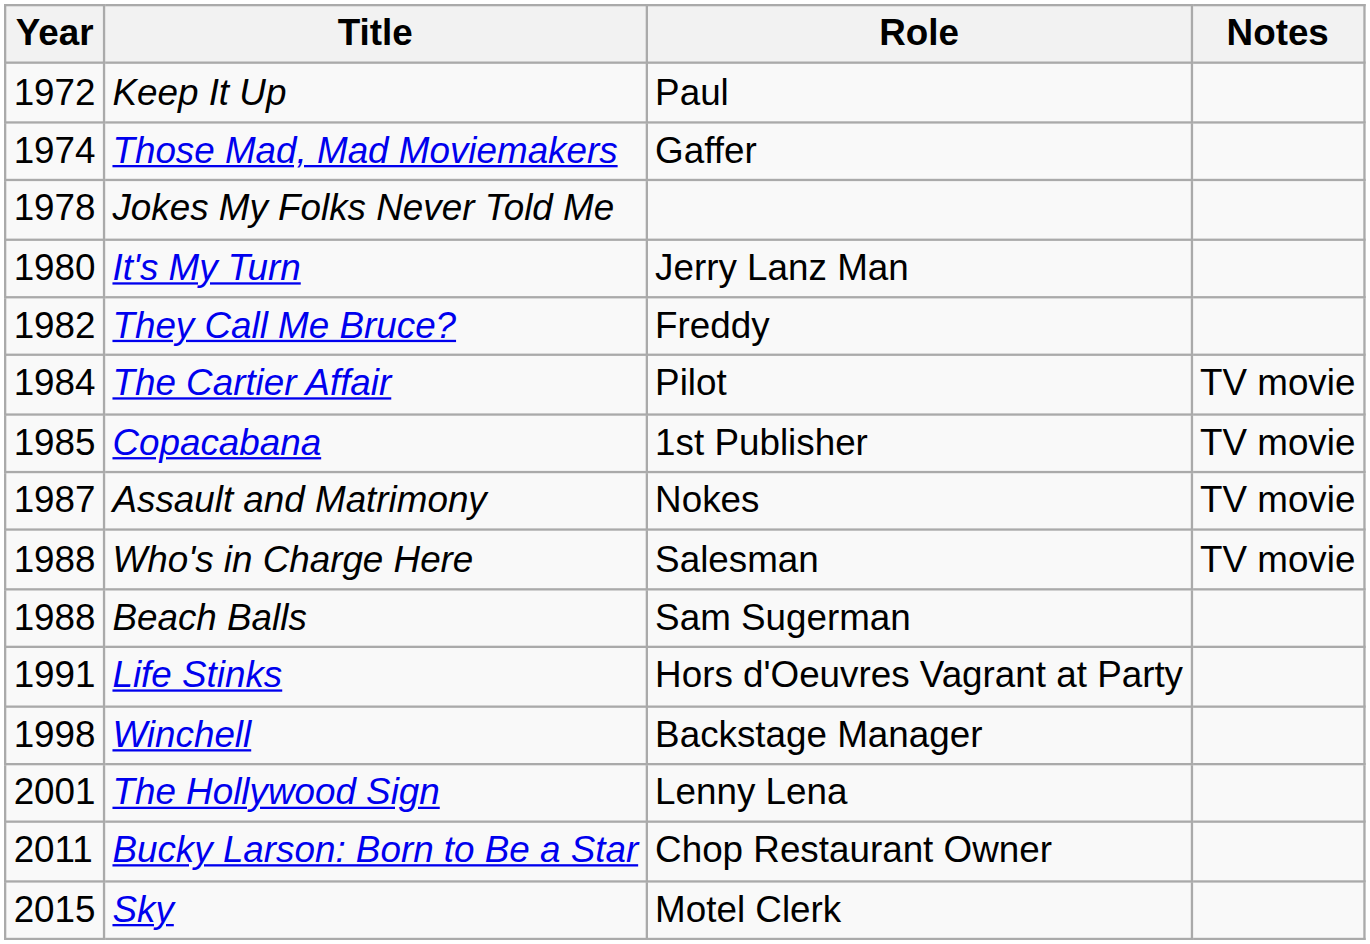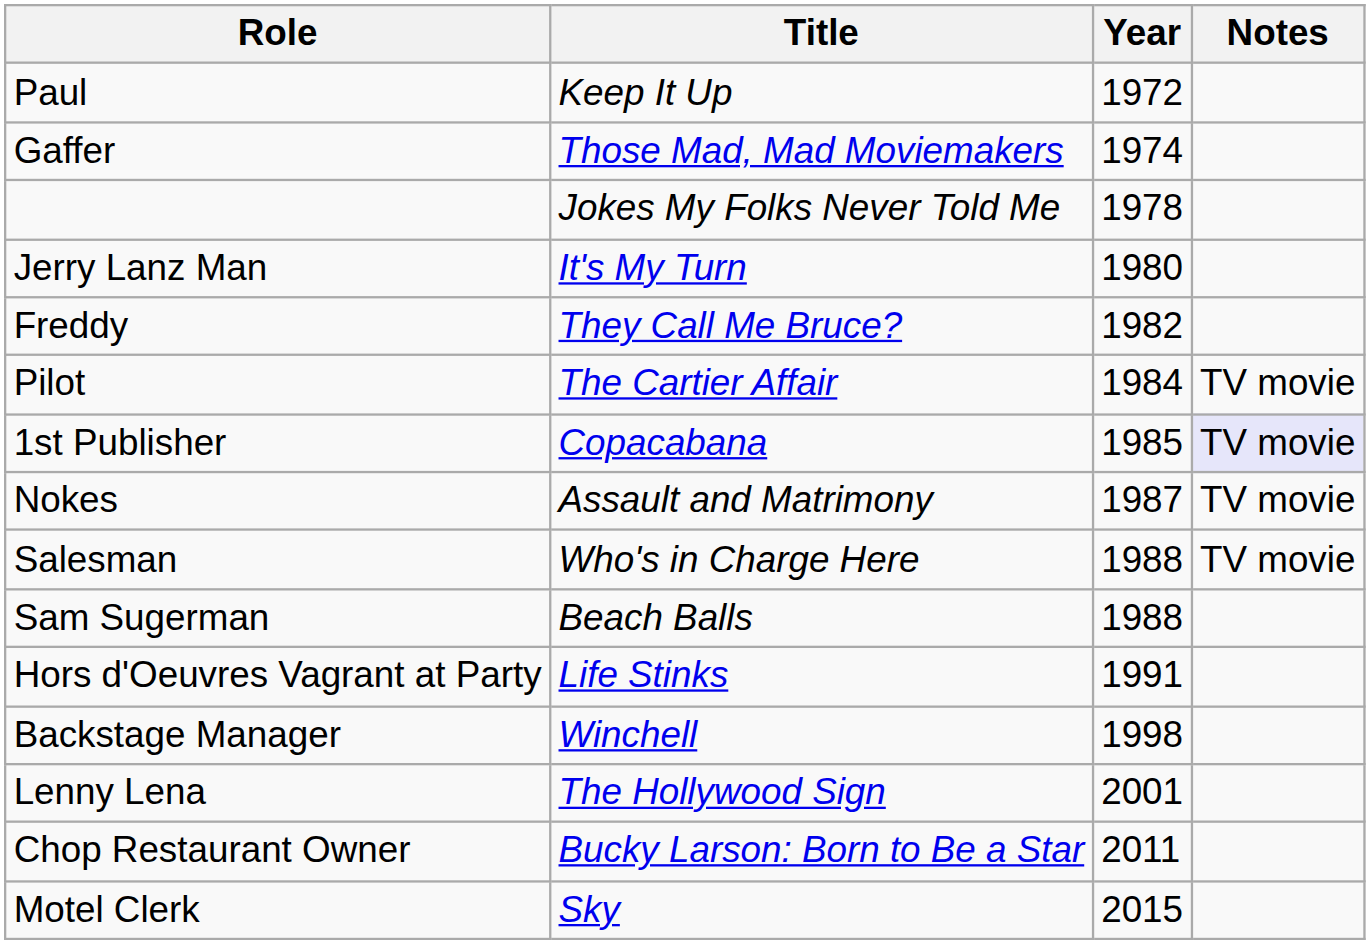columns swapped: (55, 33) <-> (919, 33)
(1278, 442) no background -> (1278, 442) lavender background
